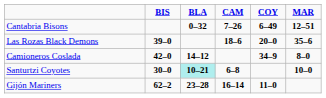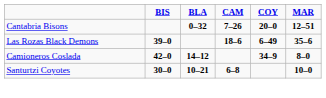(268, 26) 6–49 -> (268, 26) 20–0
(268, 41) 20–0 -> (268, 41) 6–49
(198, 71) paleturquoise background -> (198, 71) no background
- row: (34, 85)
